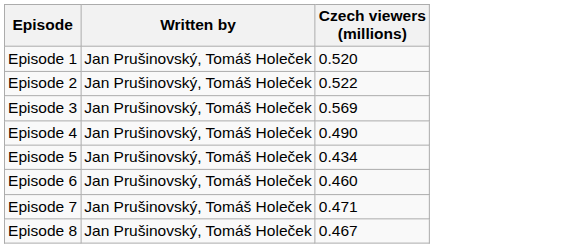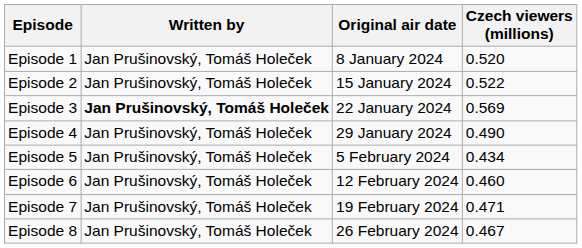+ column: (397, 25)
(198, 108) normal -> (207, 108) bold
